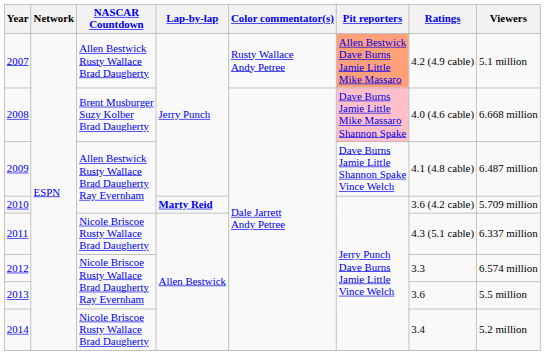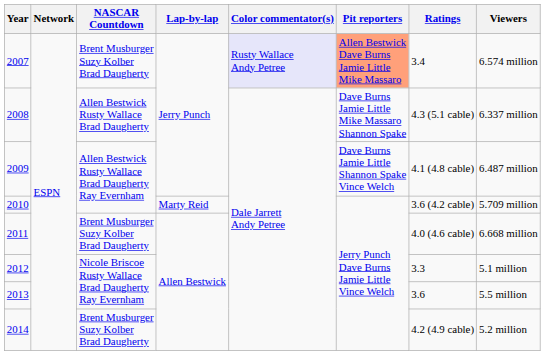(114, 60) Allen Bestwick Rusty Wallace Brad Daugherty -> (116, 60) Brent Musburger Suzy Kolber Brad Daugherty
(262, 60) no background -> (262, 60) lavender background
(443, 60) 4.2 (4.9 cable) -> (418, 60) 3.4
(503, 60) 5.1 million -> (508, 60) 6.574 million
(116, 114) Brent Musburger Suzy Kolber Brad Daugherty -> (114, 114) Allen Bestwick Rusty Wallace Brad Daugherty
(373, 114) pink background -> (373, 114) no background
(443, 114) 4.0 (4.6 cable) -> (443, 114) 4.3 (5.1 cable)
(508, 114) 6.668 million -> (508, 114) 6.337 million
(186, 204) bold -> (184, 204) normal
(114, 234) Nicole Briscoe Rusty Wallace Brad Daugherty -> (116, 234) Brent Musburger Suzy Kolber Brad Daugherty
(443, 234) 4.3 (5.1 cable) -> (443, 234) 4.0 (4.6 cable)
(508, 234) 6.337 million -> (508, 234) 6.668 million
(508, 268) 6.574 million -> (503, 268) 5.1 million
(114, 329) Nicole Briscoe Rusty Wallace Brad Daugherty -> (116, 329) Brent Musburger Suzy Kolber Brad Daugherty
(418, 329) 3.4 -> (443, 329) 4.2 (4.9 cable)
